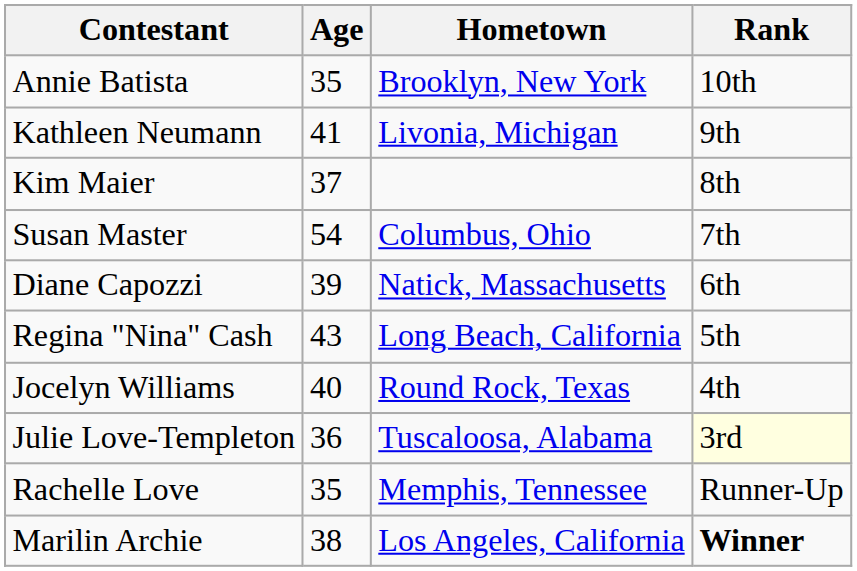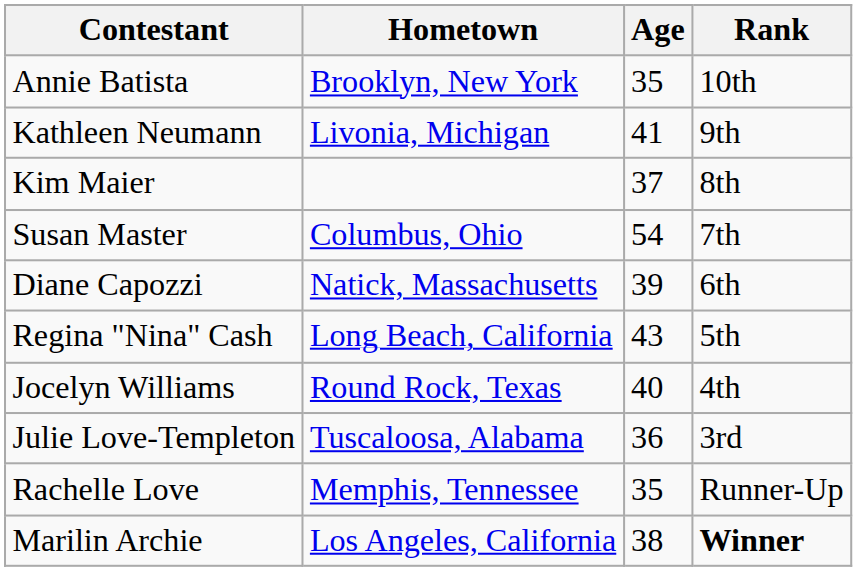columns swapped: (337, 30) <-> (531, 30)
(721, 438) lightyellow background -> (721, 438) no background
